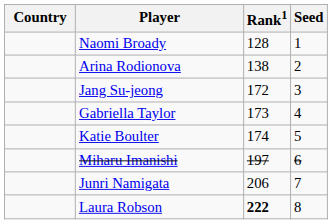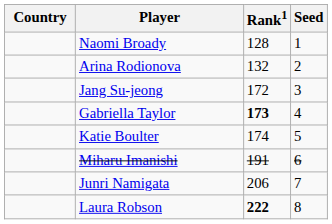(258, 66) 138 -> (258, 66) 132
(258, 113) normal -> (258, 113) bold
(258, 160) 197 -> (258, 160) 191
